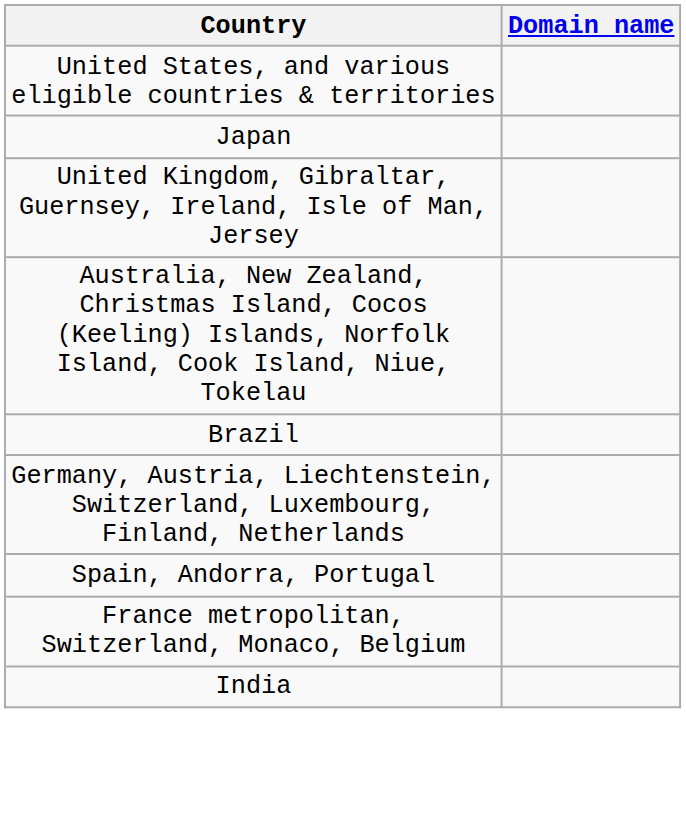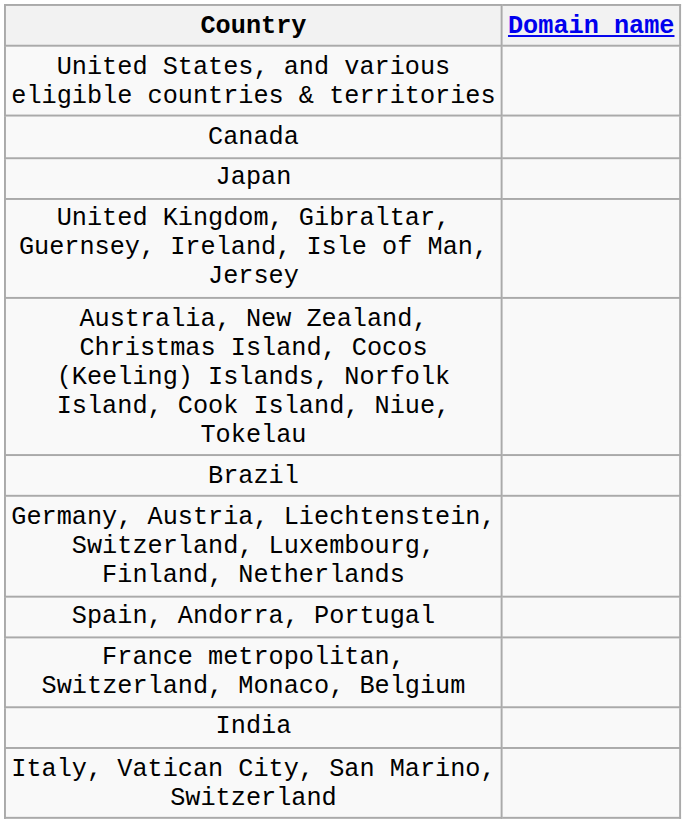+ row: (253, 137)
+ row: (253, 783)
